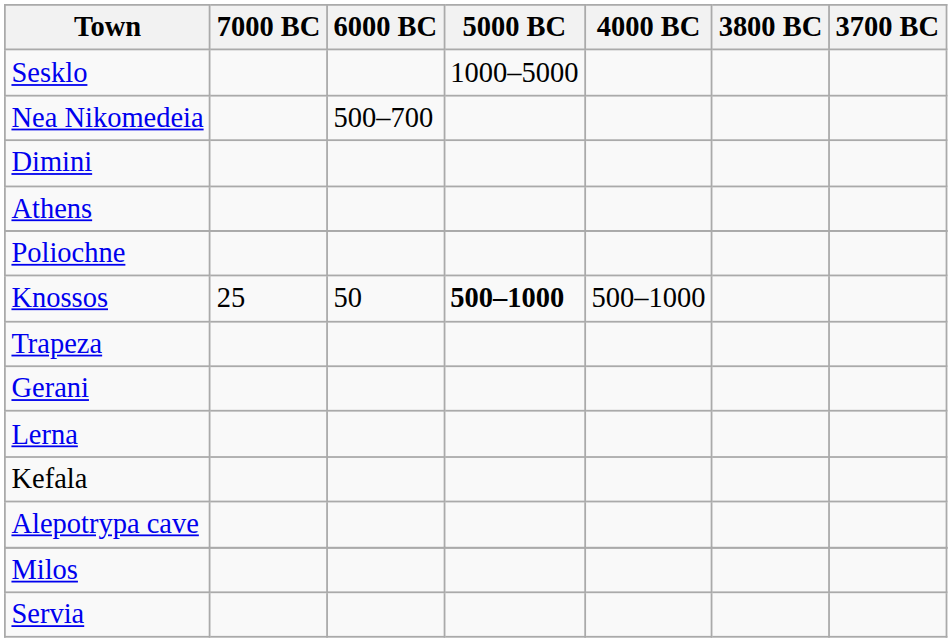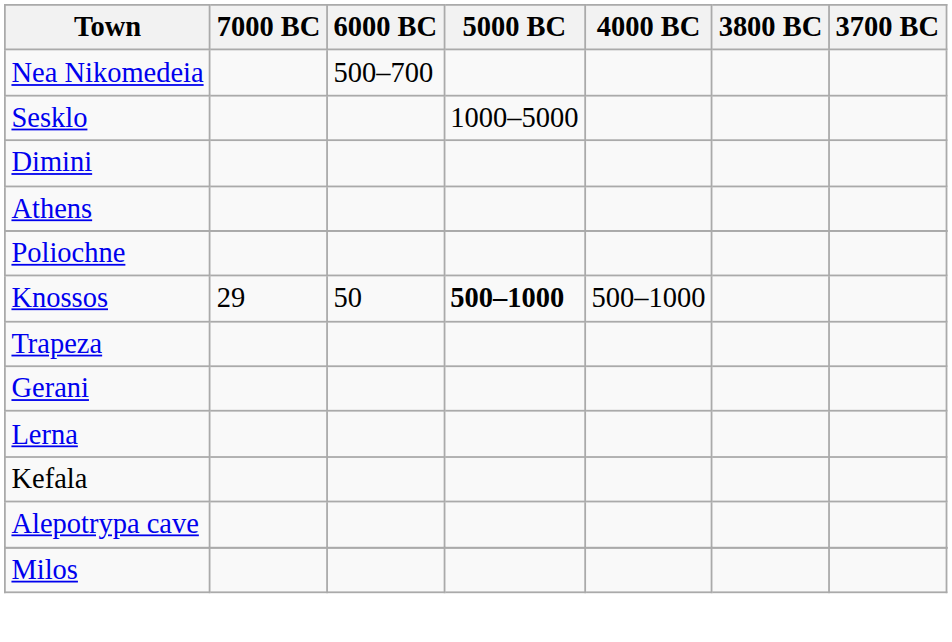rows swapped: (108, 117) <-> (49, 72)
(231, 298) 25 -> (231, 298) 29
- row: (48, 614)
